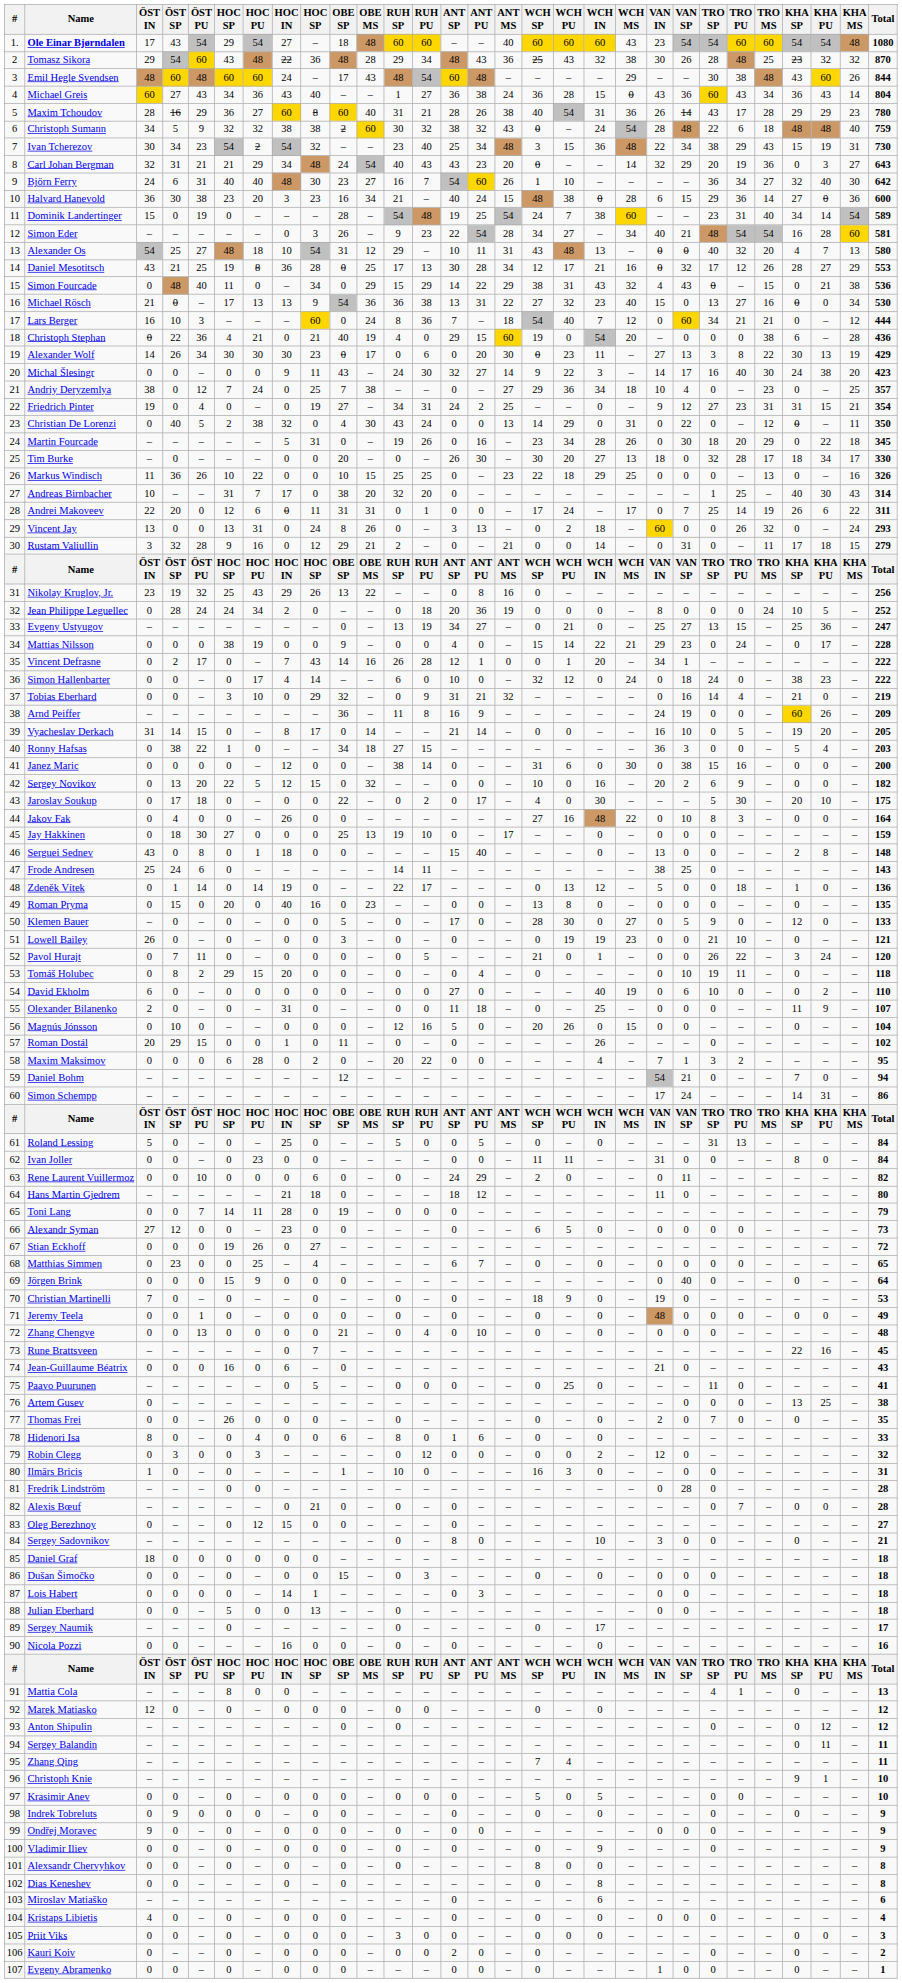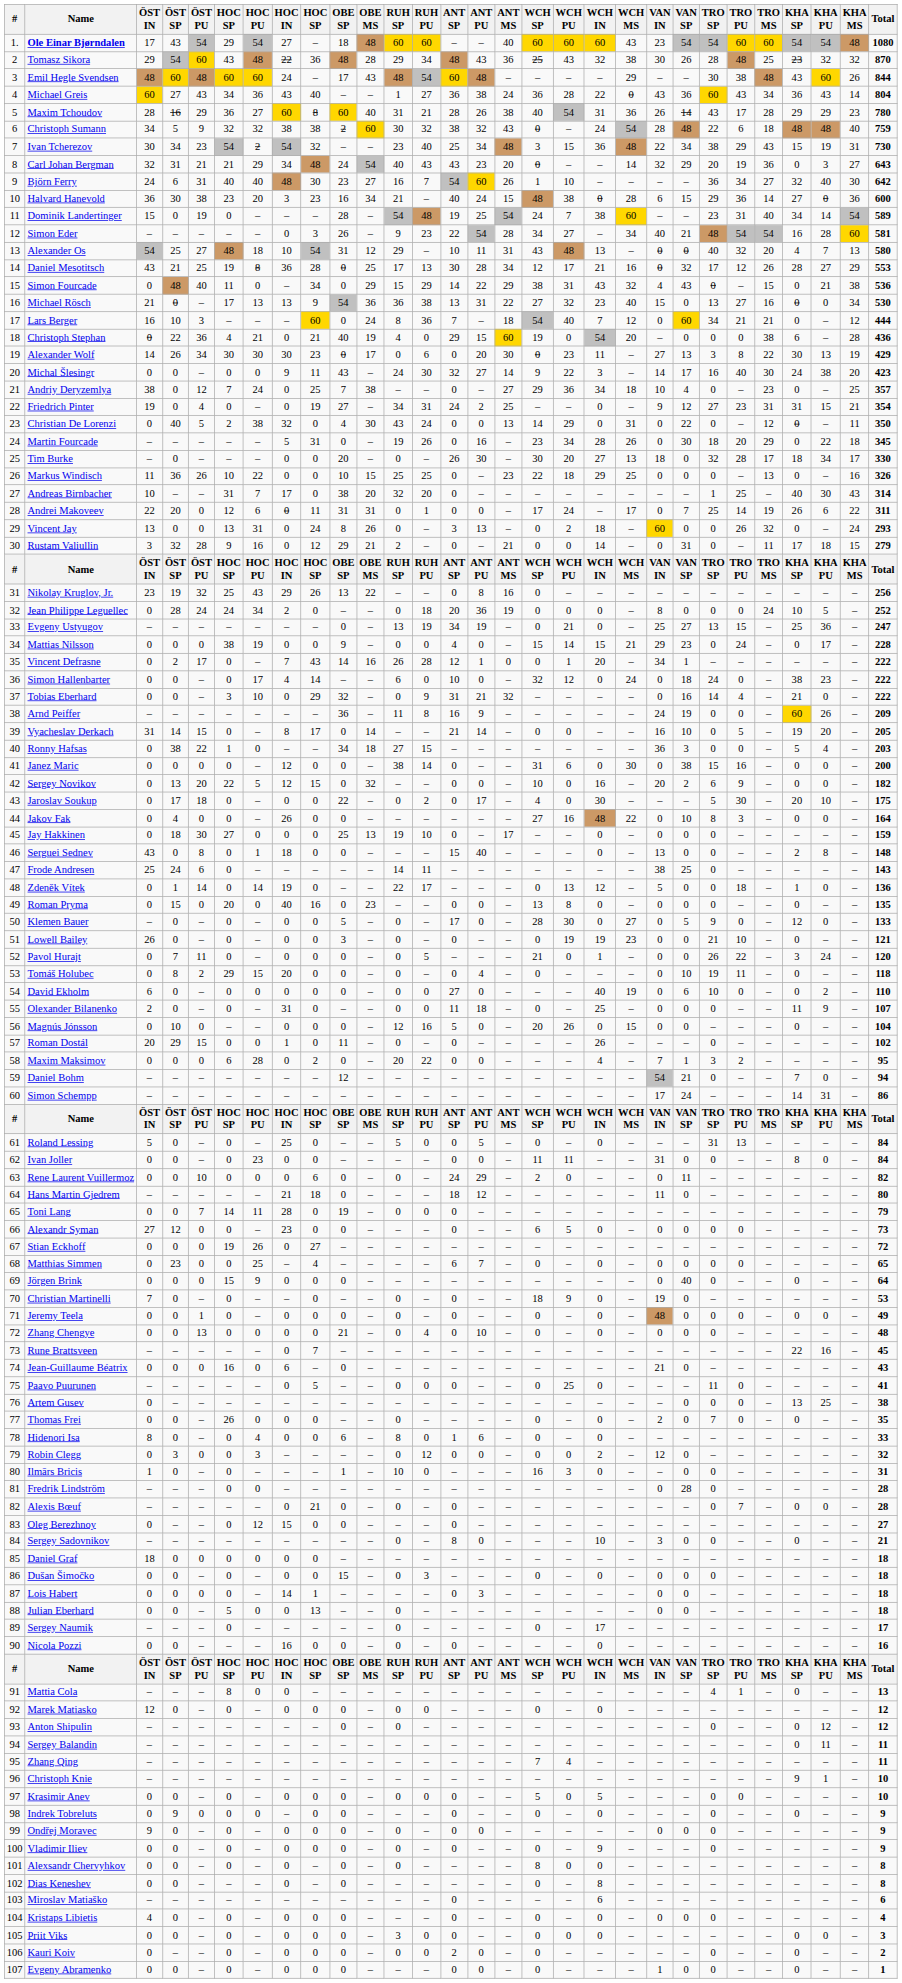(600, 95) 15 -> (600, 95) 22
(481, 627) 27 -> (481, 627) 19
(600, 645) 22 -> (600, 645) 15
(883, 697) 219 -> (883, 697) 222
